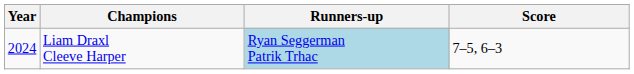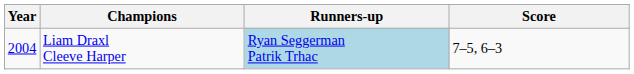(22, 48) 2024 -> (22, 48) 2004
